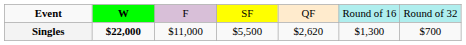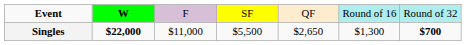(308, 31) $2,620 -> (308, 31) $2,650
(430, 31) normal -> (430, 31) bold
